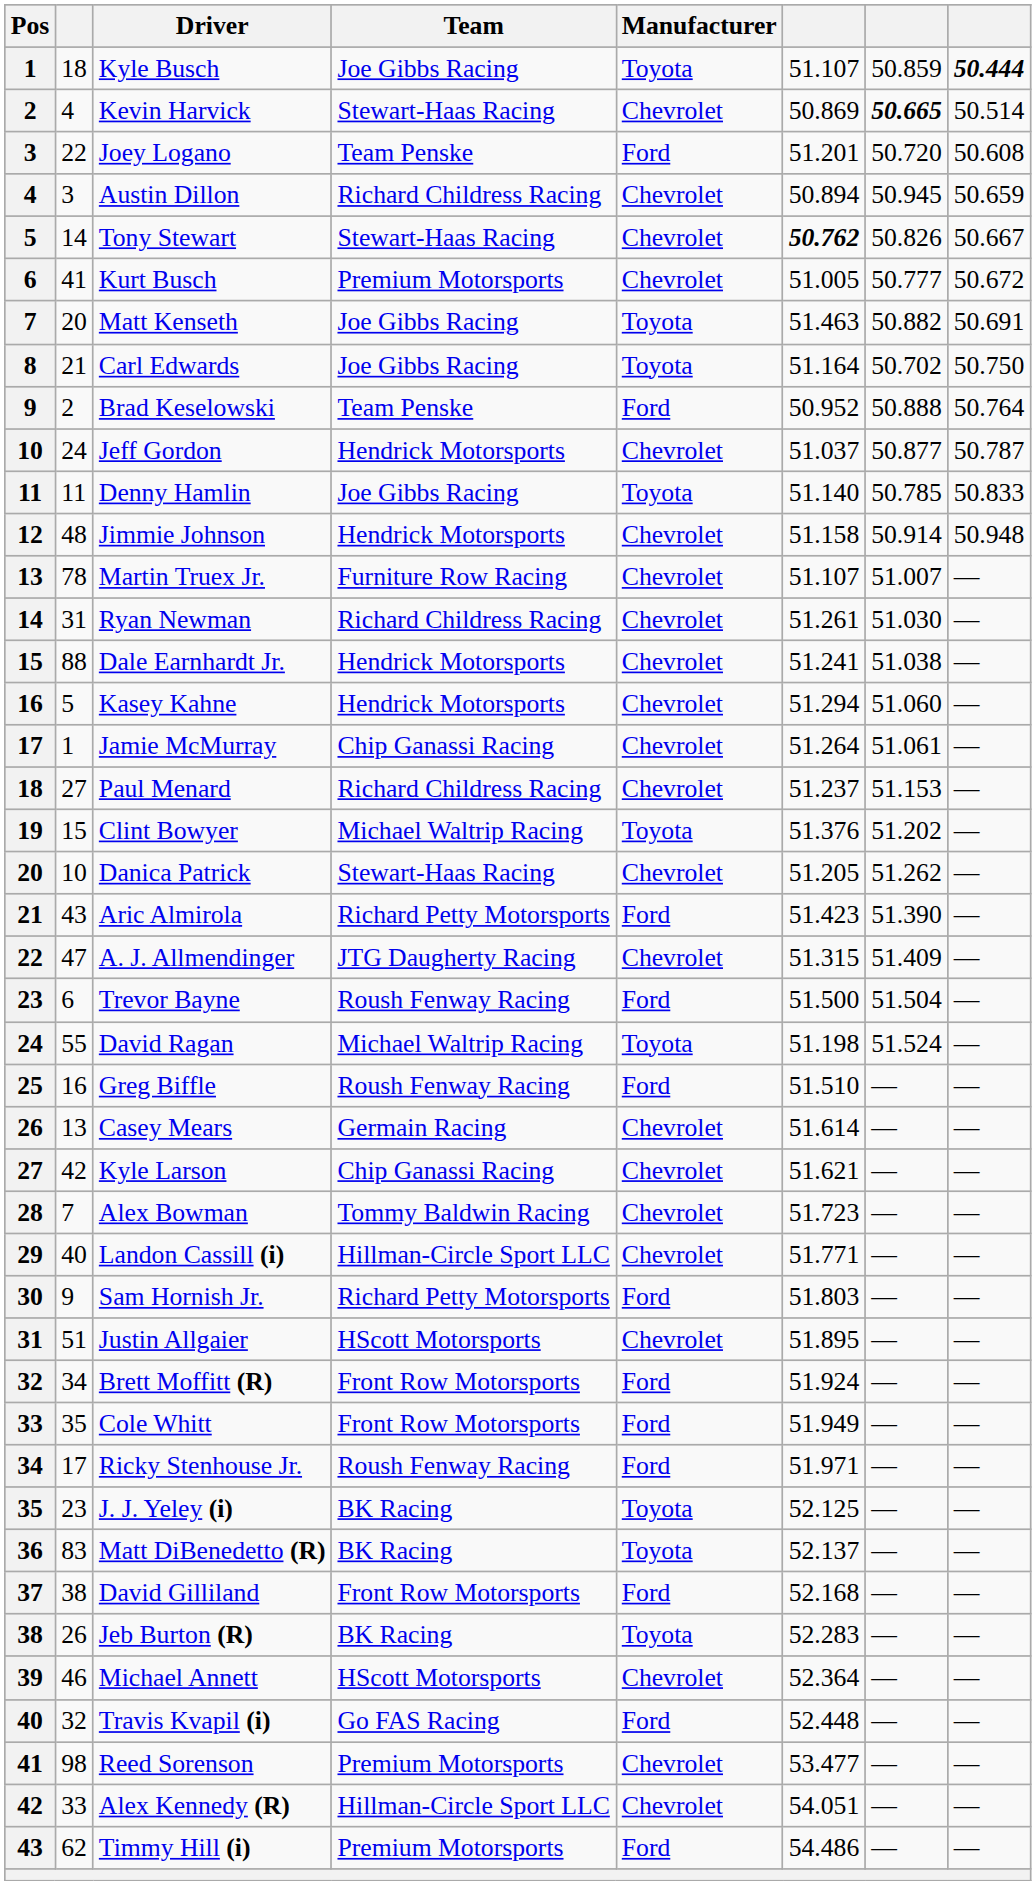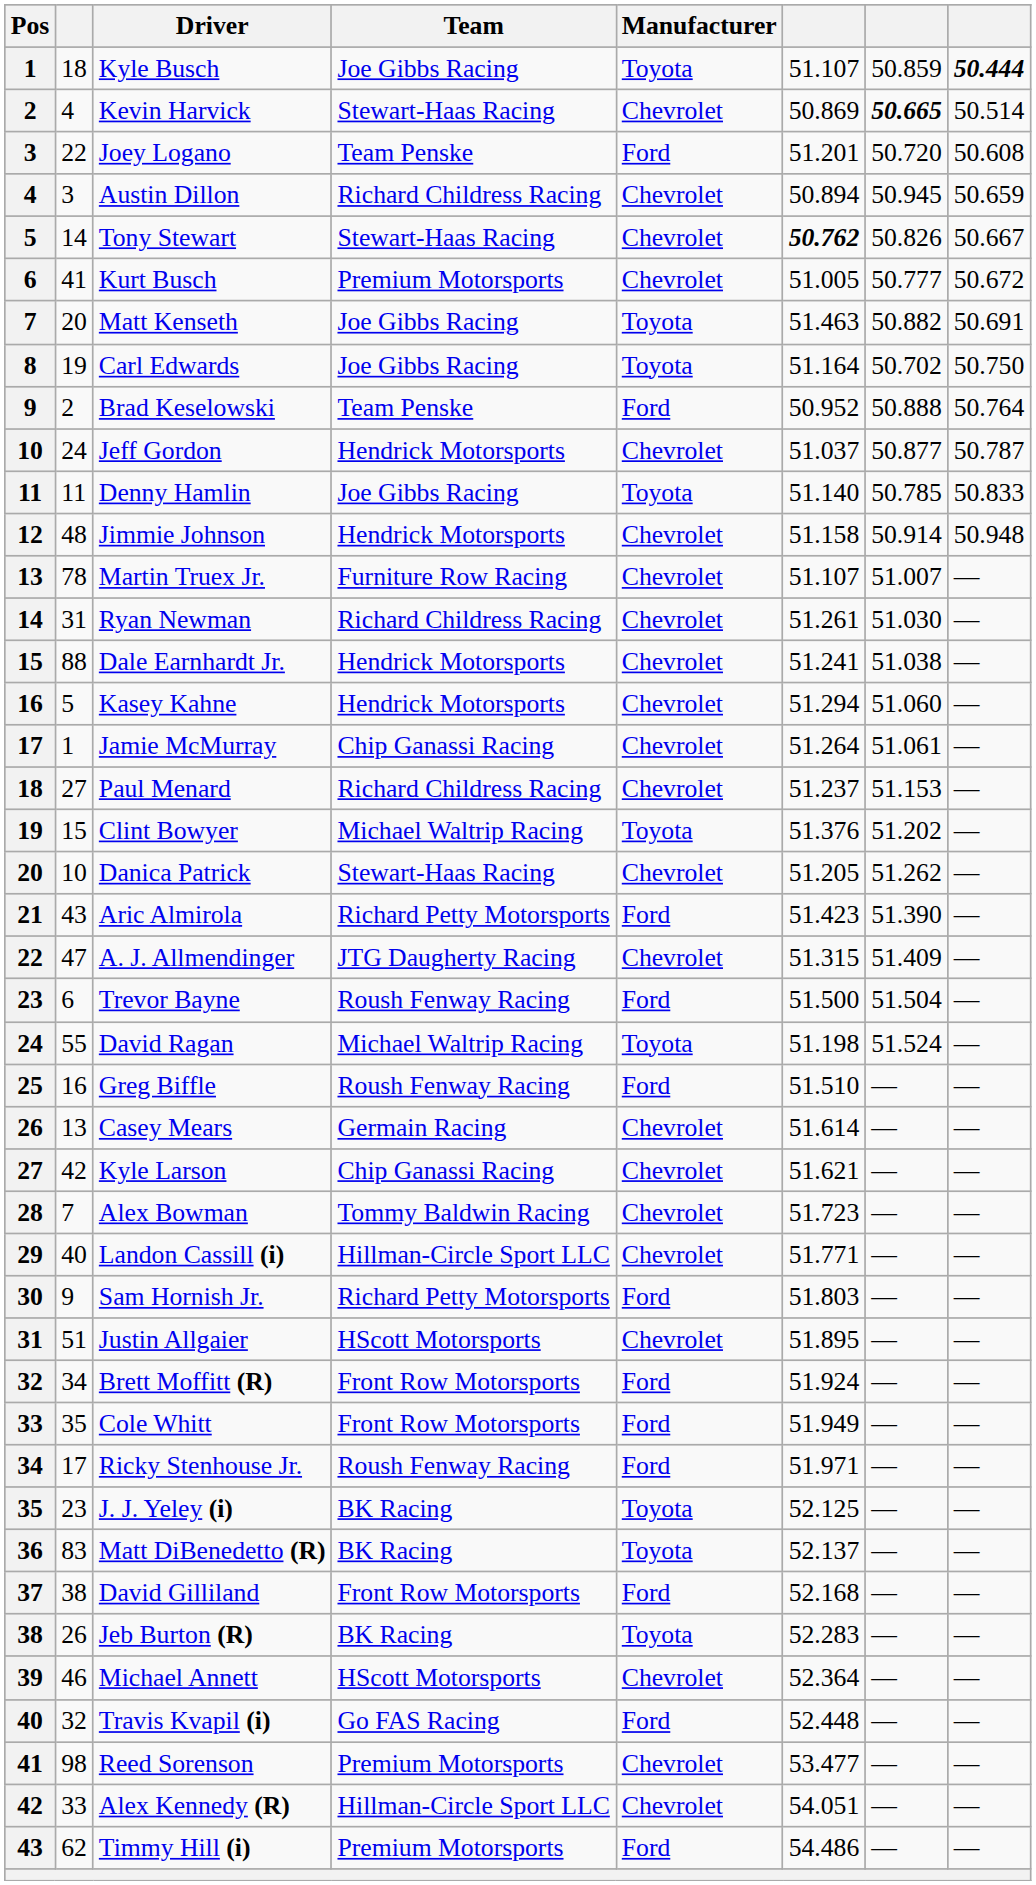(74, 364) 21 -> (74, 364) 19
